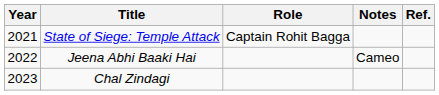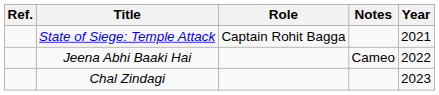columns swapped: (22, 15) <-> (418, 15)
